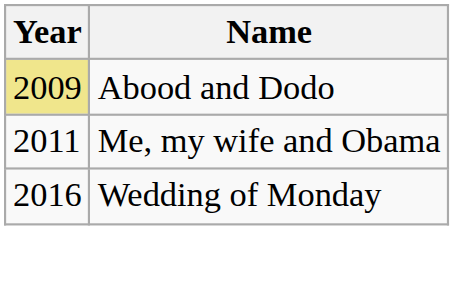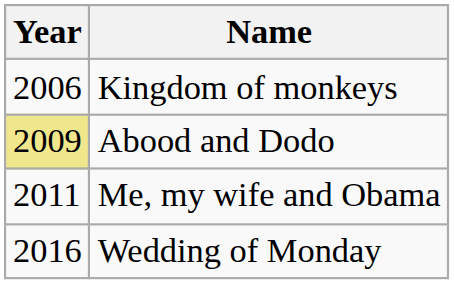+ row: (248, 86)
